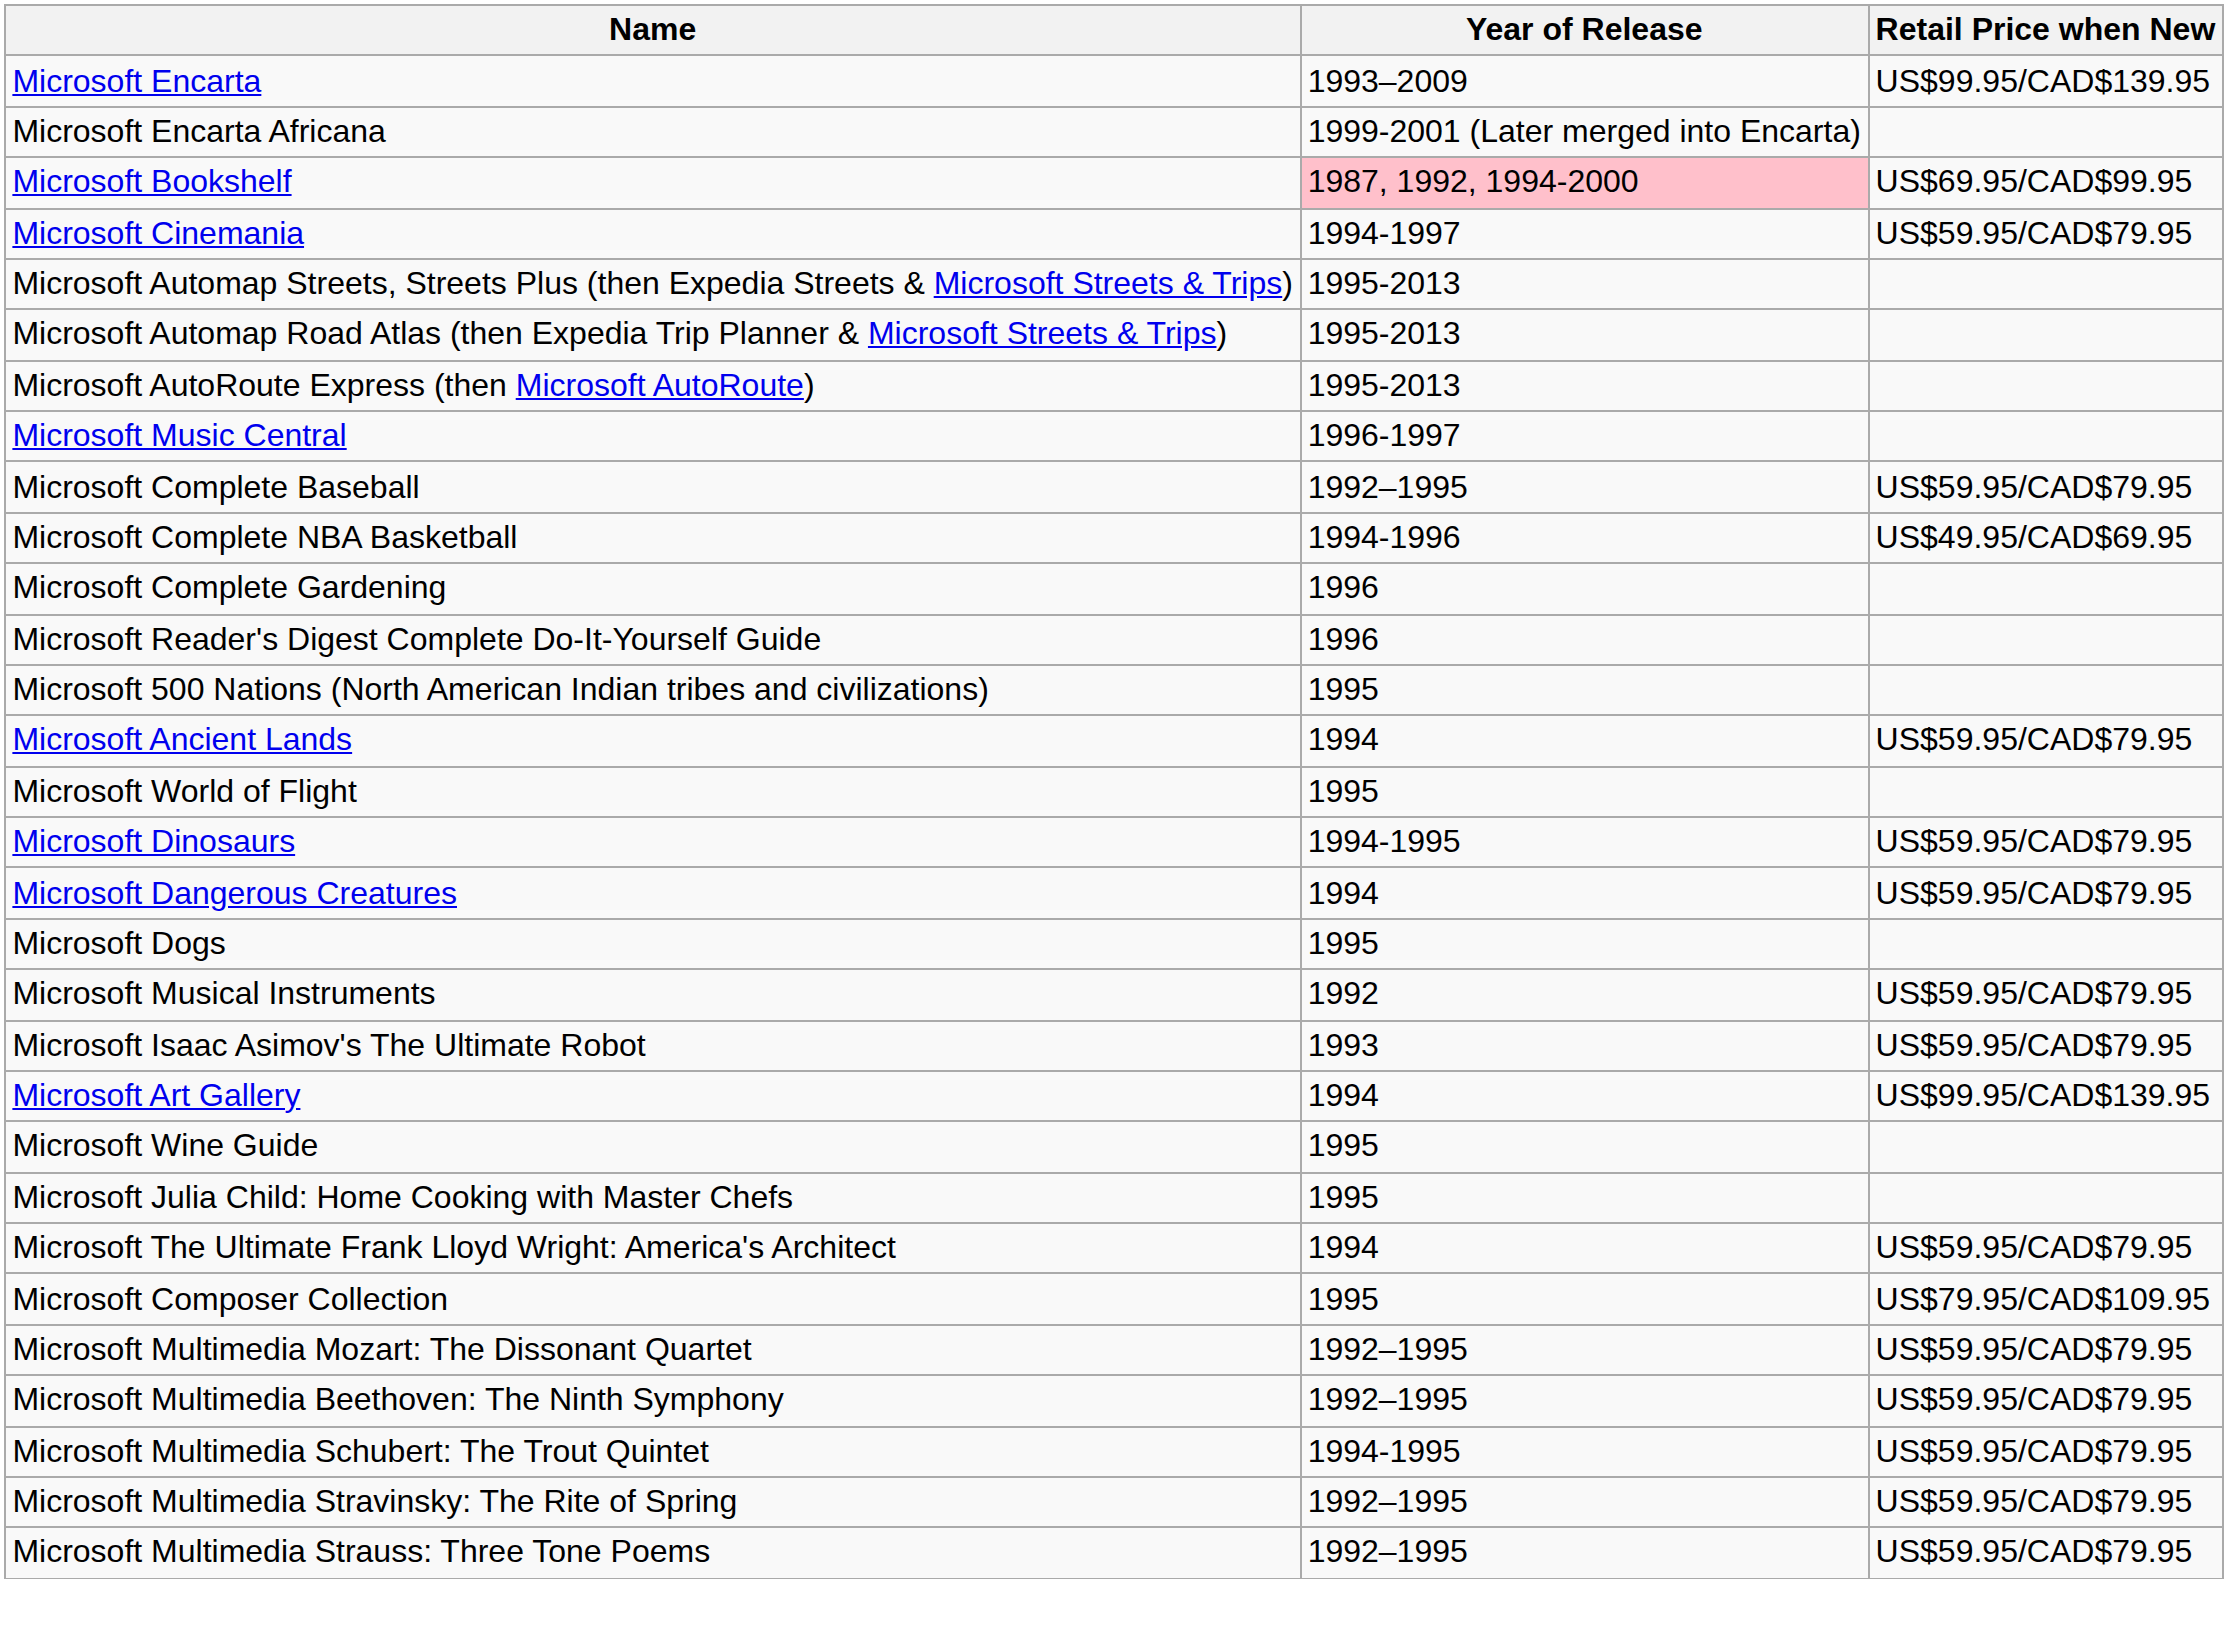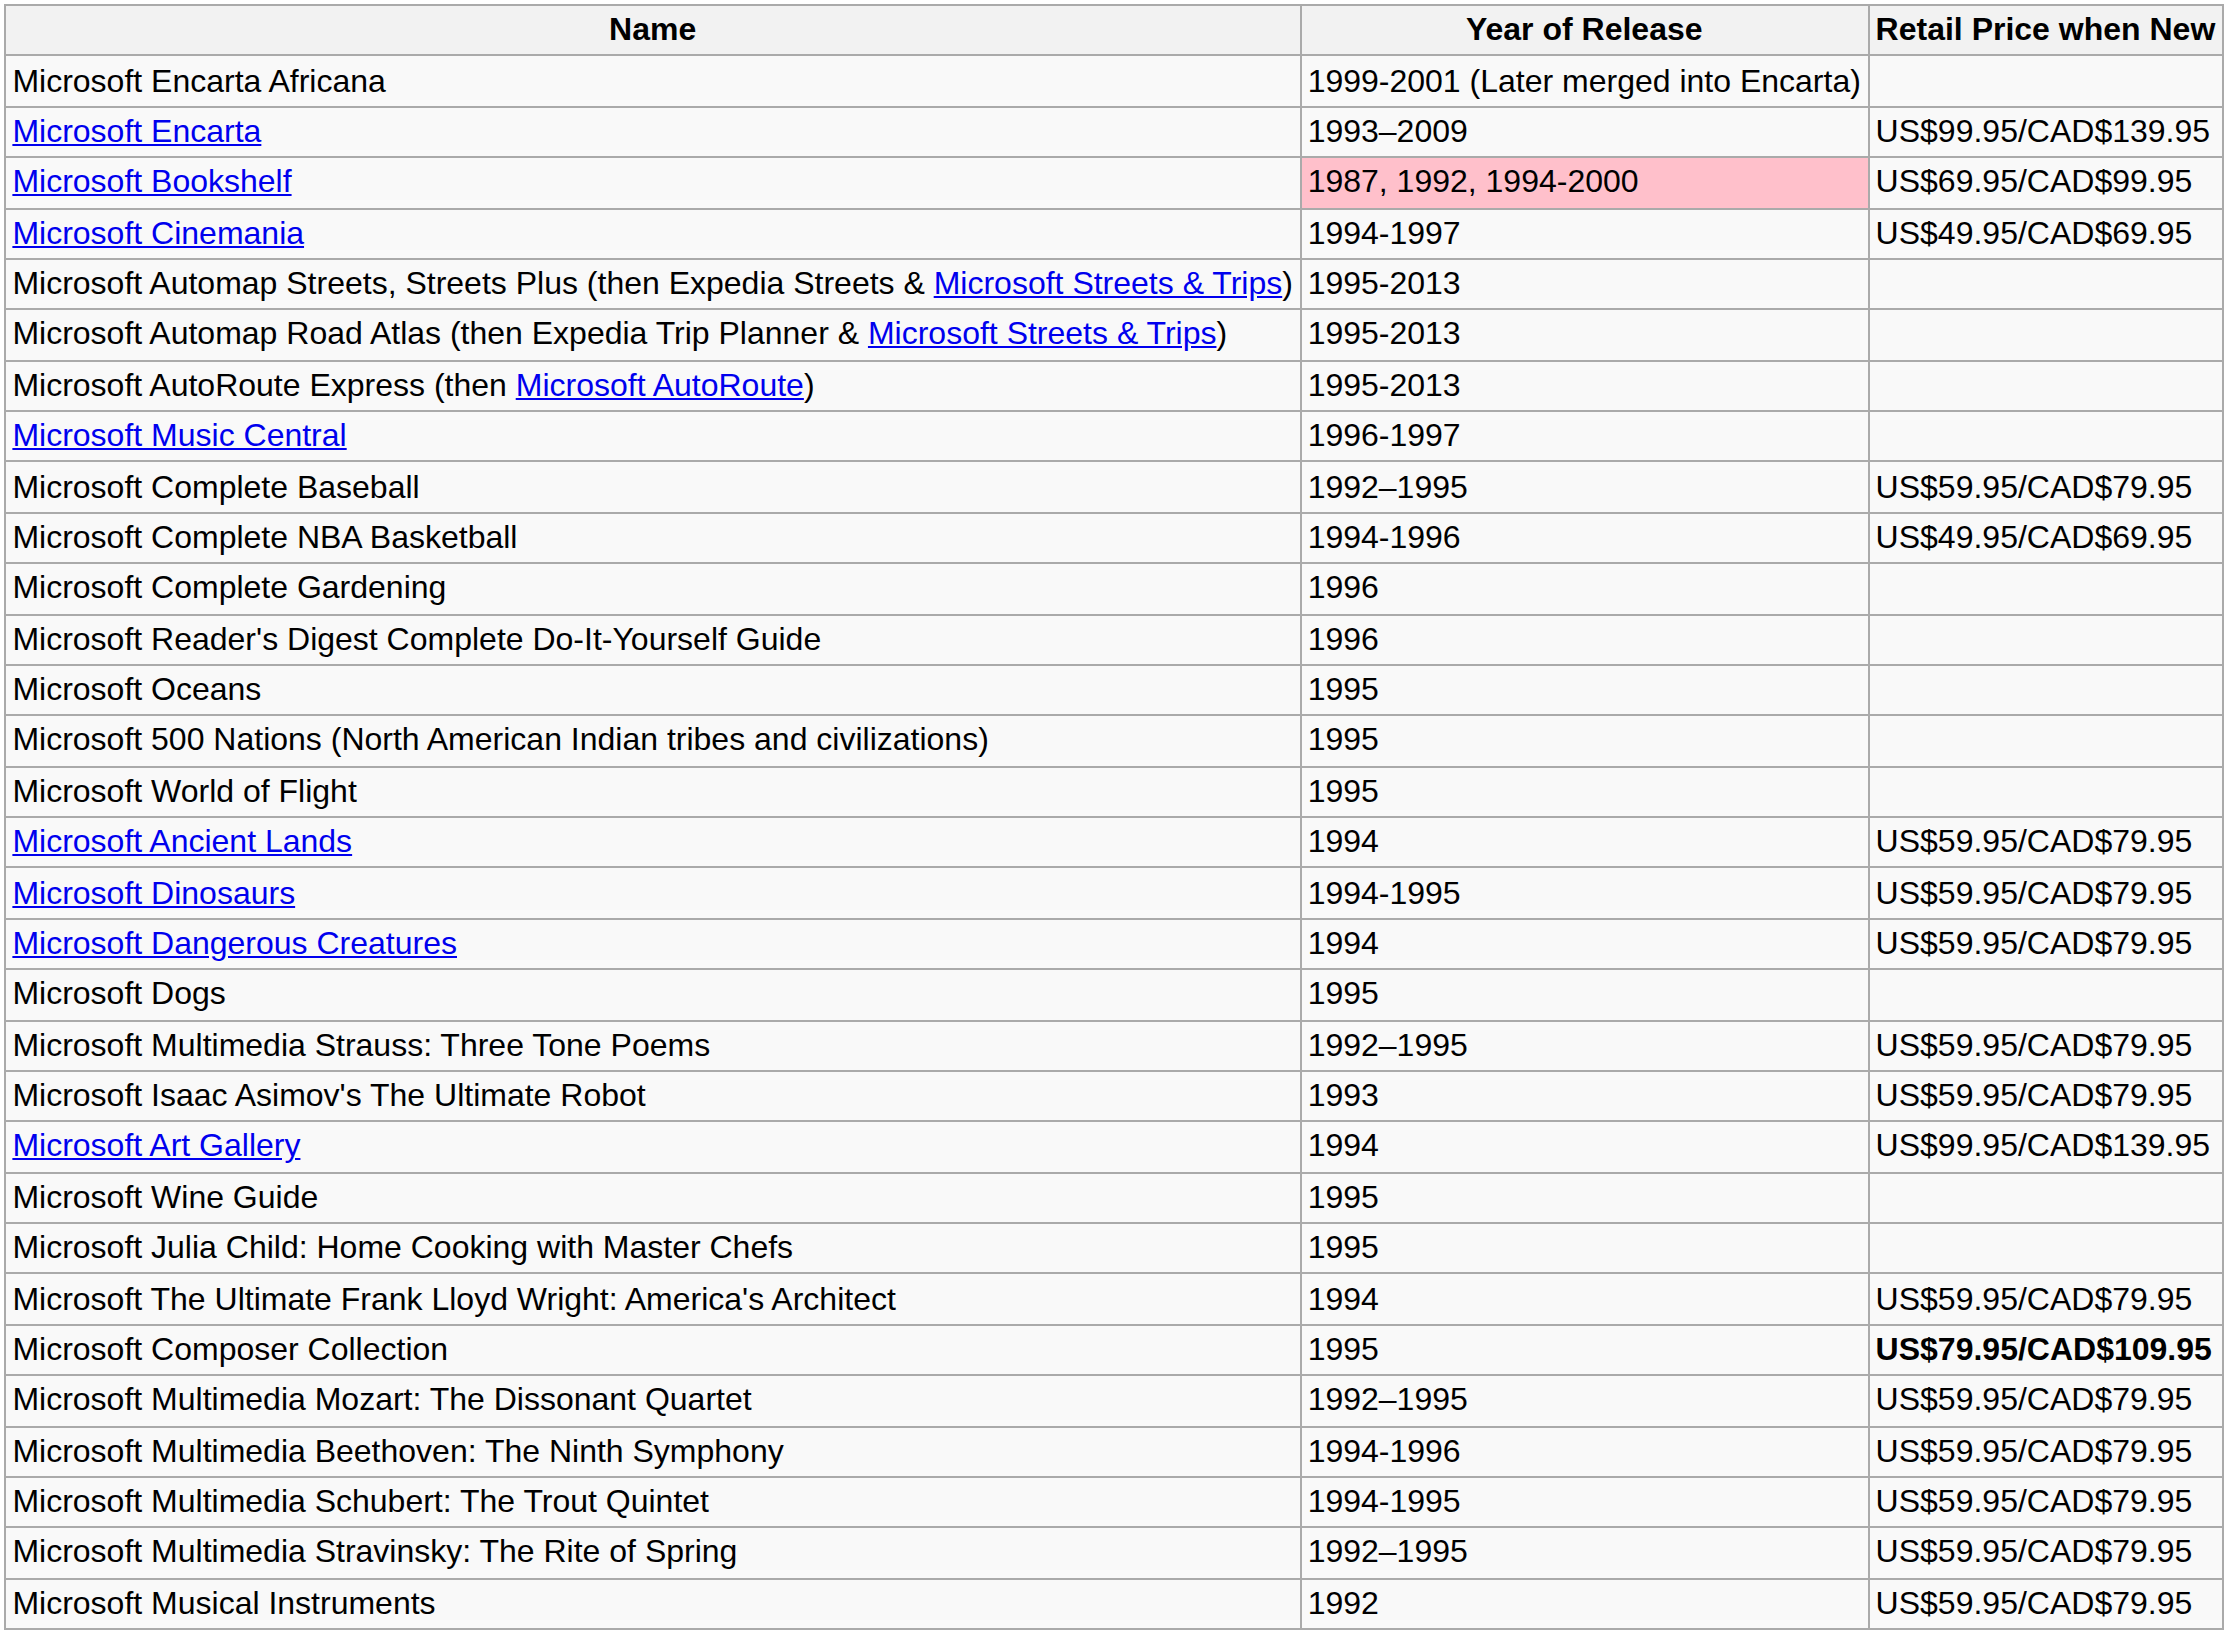rows swapped: (137, 80) <-> (199, 131)
(2034, 232) US$59.95/CAD$79.95 -> (2034, 232) US$49.95/CAD$69.95
+ row: (137, 689)
rows swapped: (185, 791) <-> (182, 740)
rows swapped: (224, 994) <-> (361, 1552)
(2043, 1298) normal -> (2044, 1349) bold
(1388, 1400) 1992–1995 -> (1384, 1450) 1994-1996
